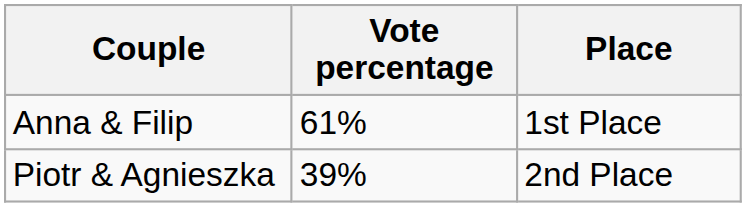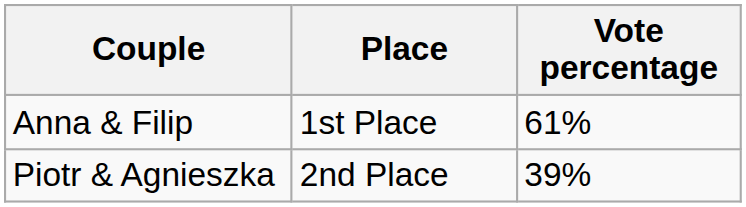columns swapped: (404, 49) <-> (629, 49)
